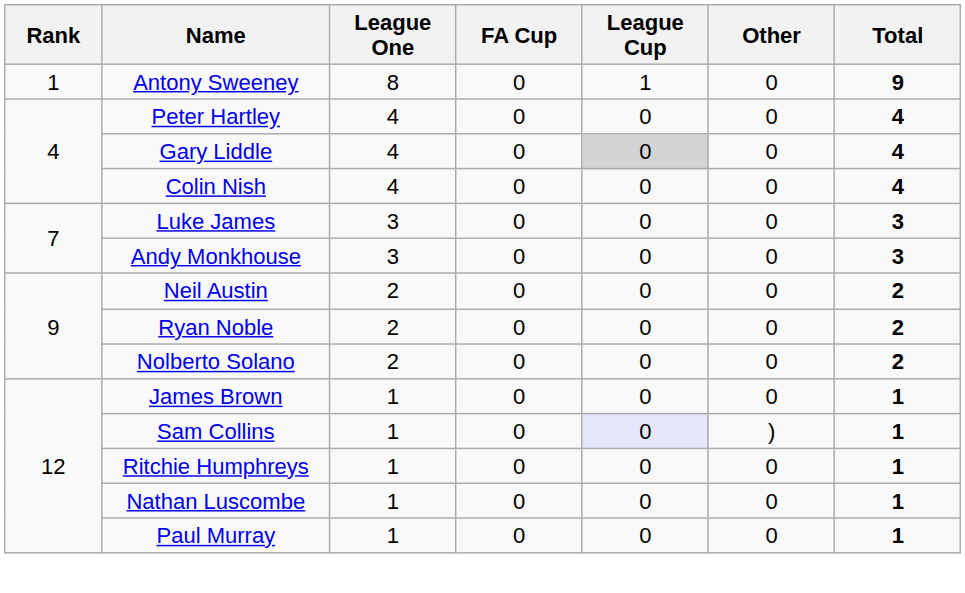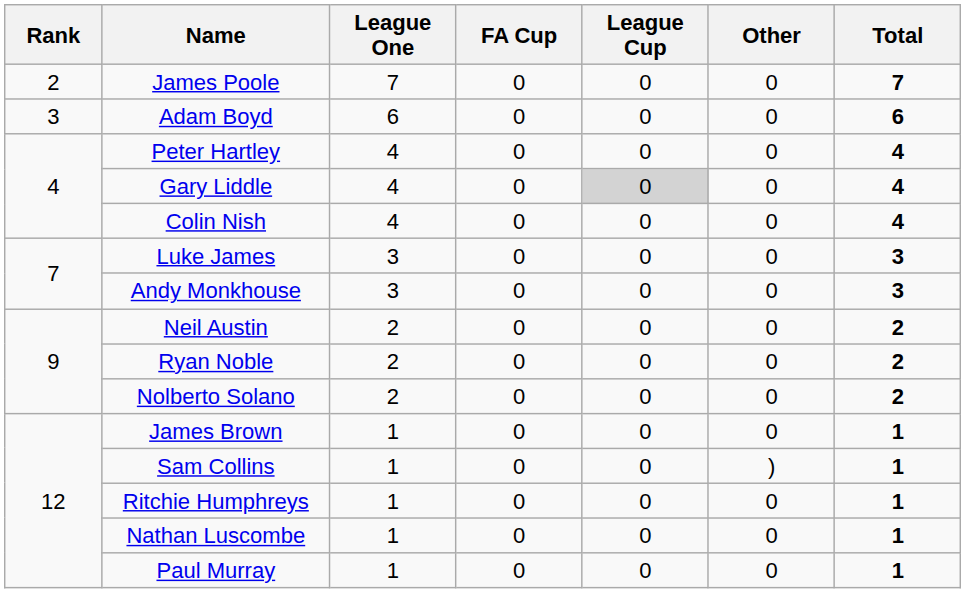- row: (216, 82)
+ row: (216, 82)
+ row: (216, 117)
(645, 431) lavender background -> (645, 466) no background
